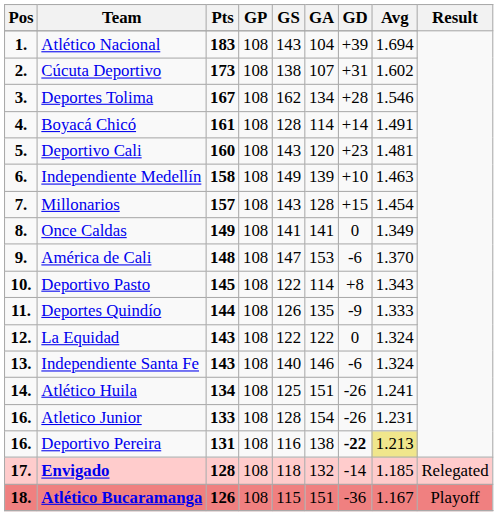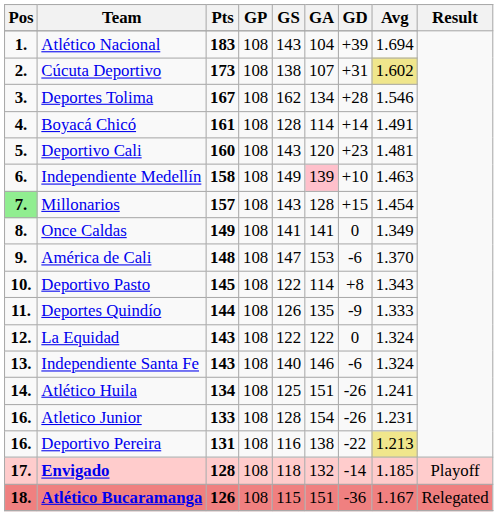(395, 71) no background -> (395, 71) khaki background
(321, 177) no background -> (321, 177) pink background
(21, 204) no background -> (21, 204) lightgreen background
(355, 444) bold -> (355, 444) normal
(455, 470) Relegated -> (455, 470) Playoff
(455, 497) Playoff -> (455, 497) Relegated
